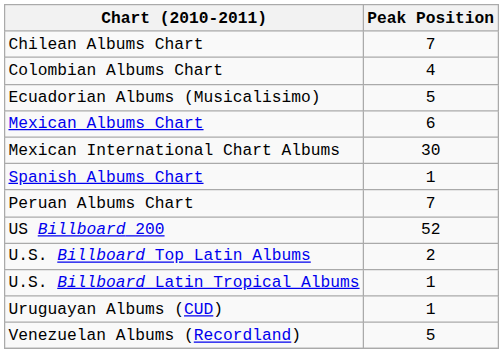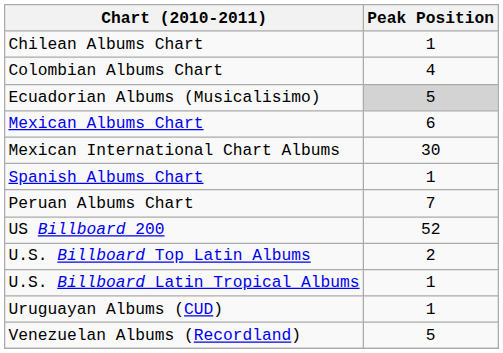(431, 44) 7 -> (431, 44) 1
(431, 97) no background -> (431, 97) lightgrey background
